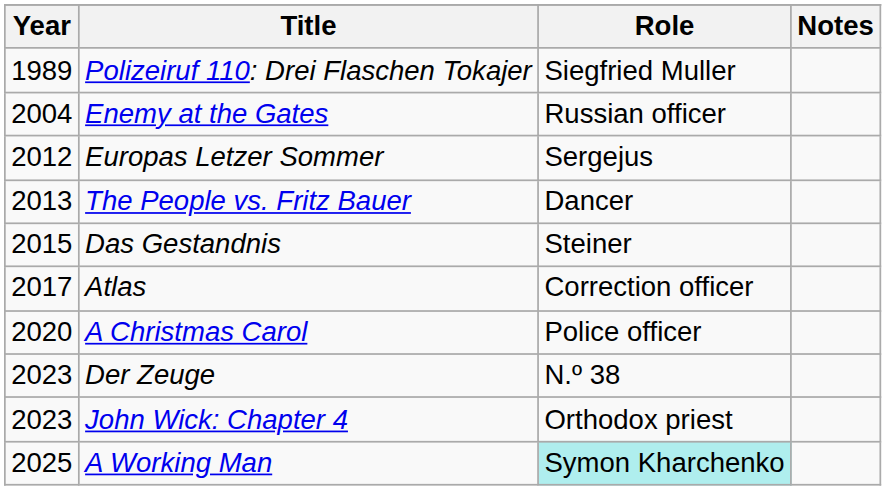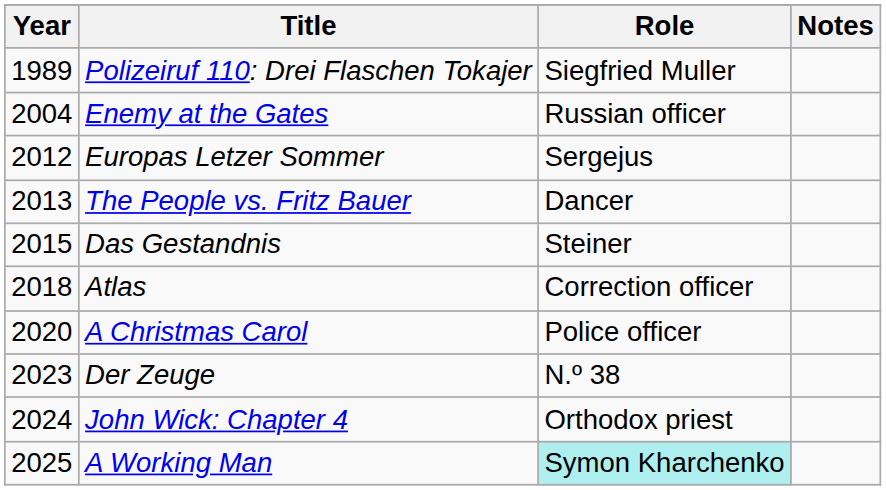(42, 288) 2017 -> (42, 288) 2018
(42, 419) 2023 -> (42, 419) 2024
